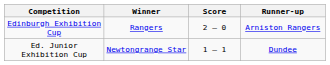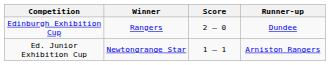(283, 28) Arniston Rangers -> (283, 28) Dundee
(283, 50) Dundee -> (283, 50) Arniston Rangers
